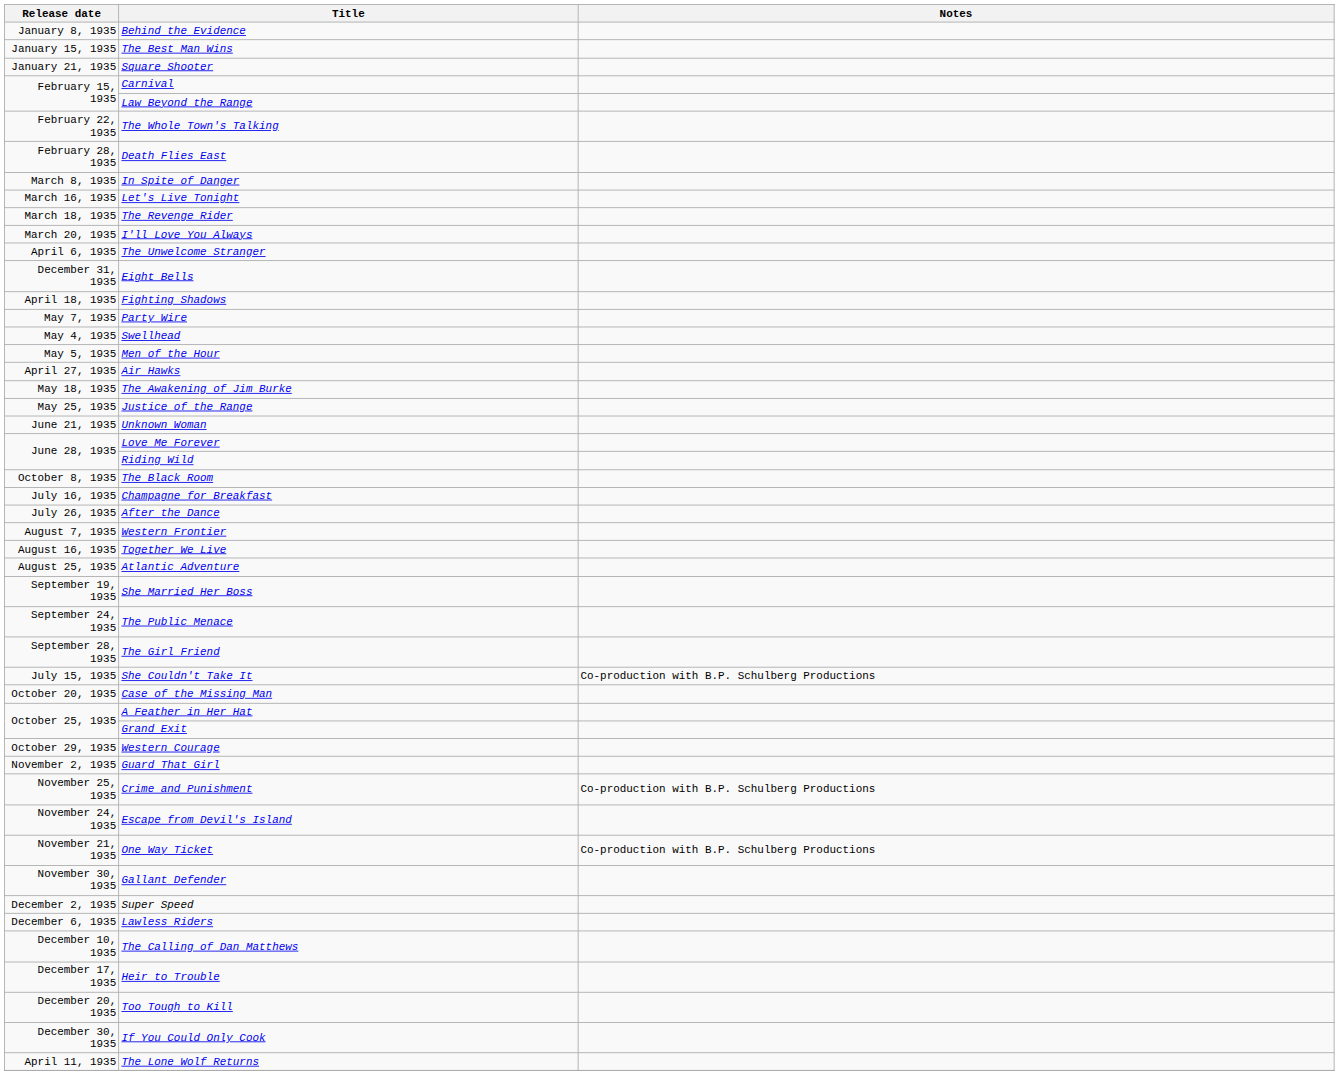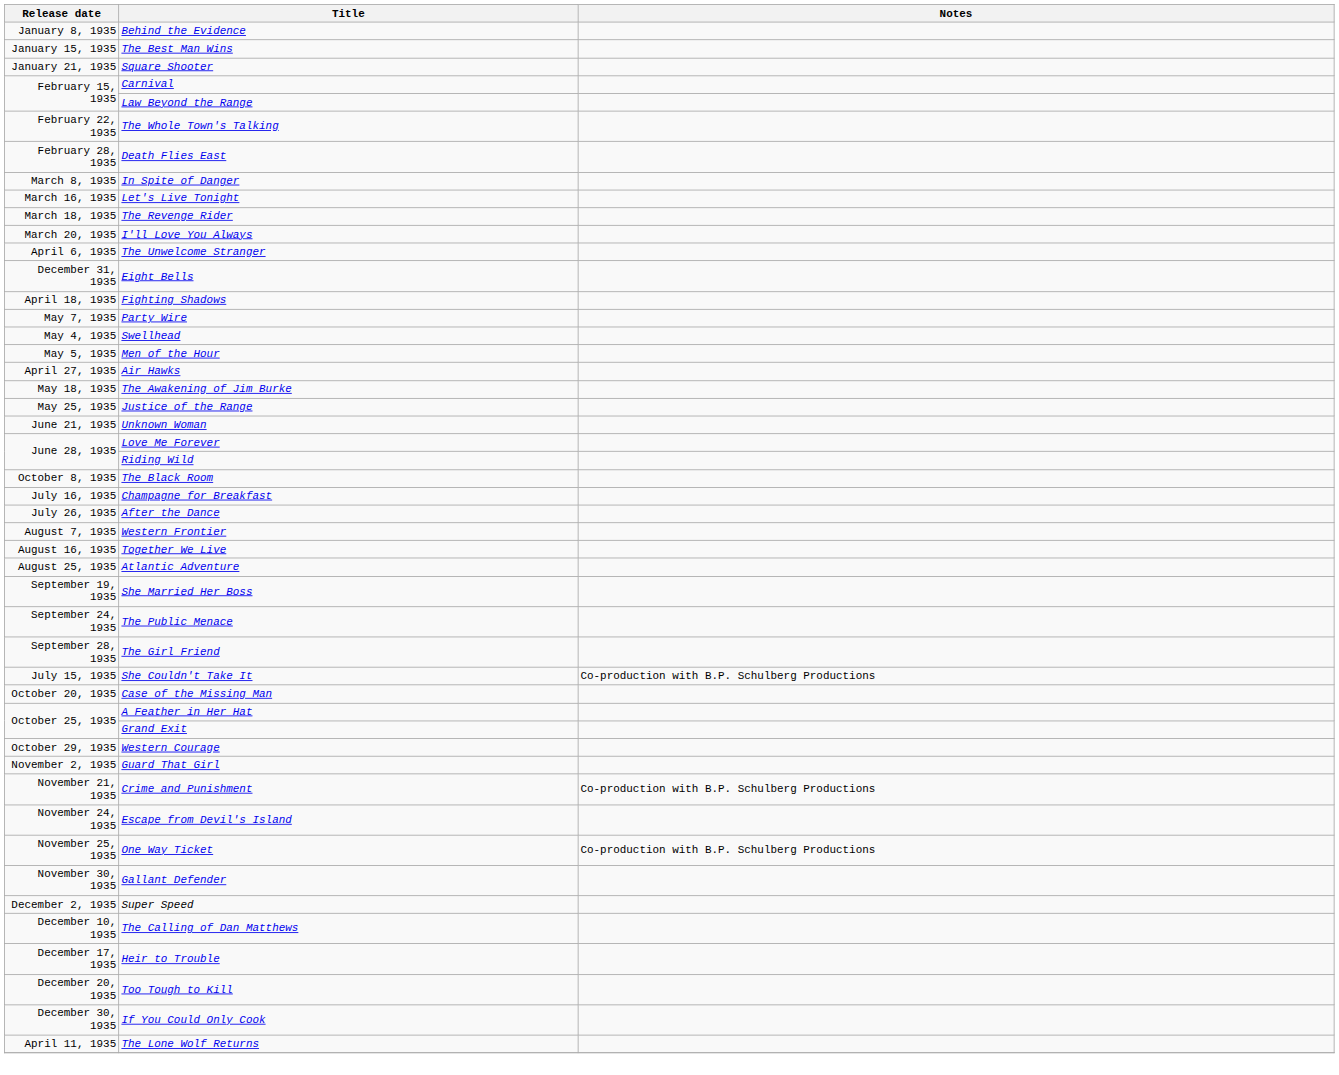(77, 789) November 25, 1935 -> (77, 789) November 21, 1935
(77, 850) November 21, 1935 -> (77, 850) November 25, 1935
- row: (167, 922)
